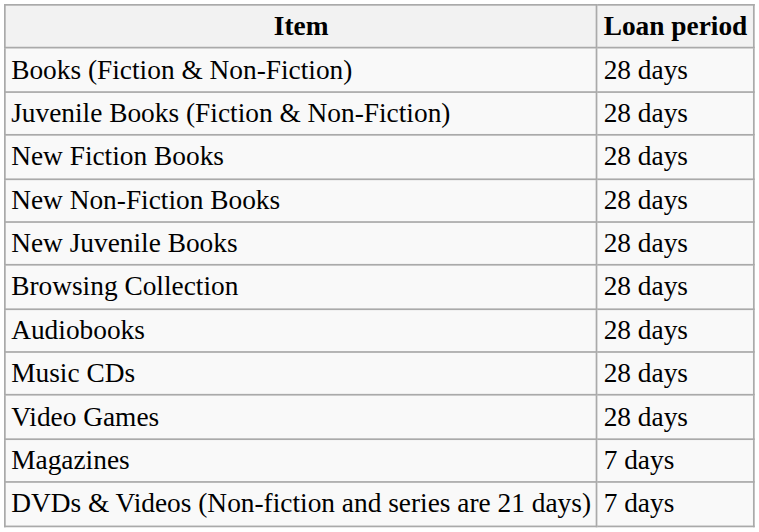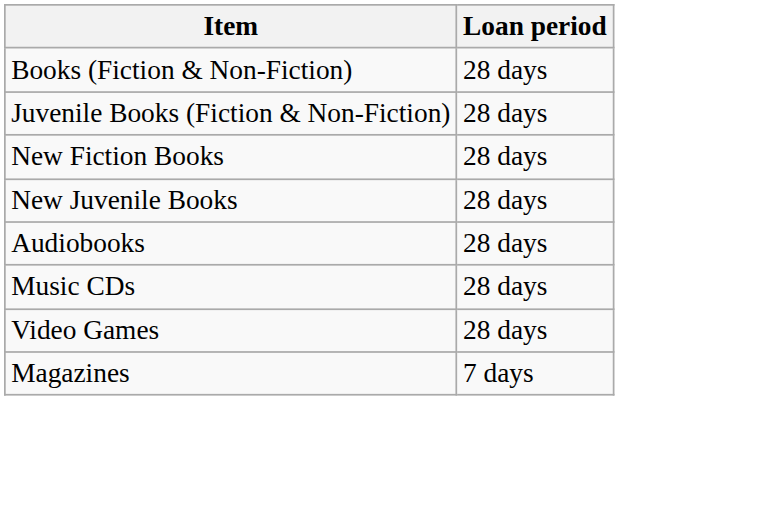- row: (146, 199)
- row: (125, 286)
- row: (301, 503)
